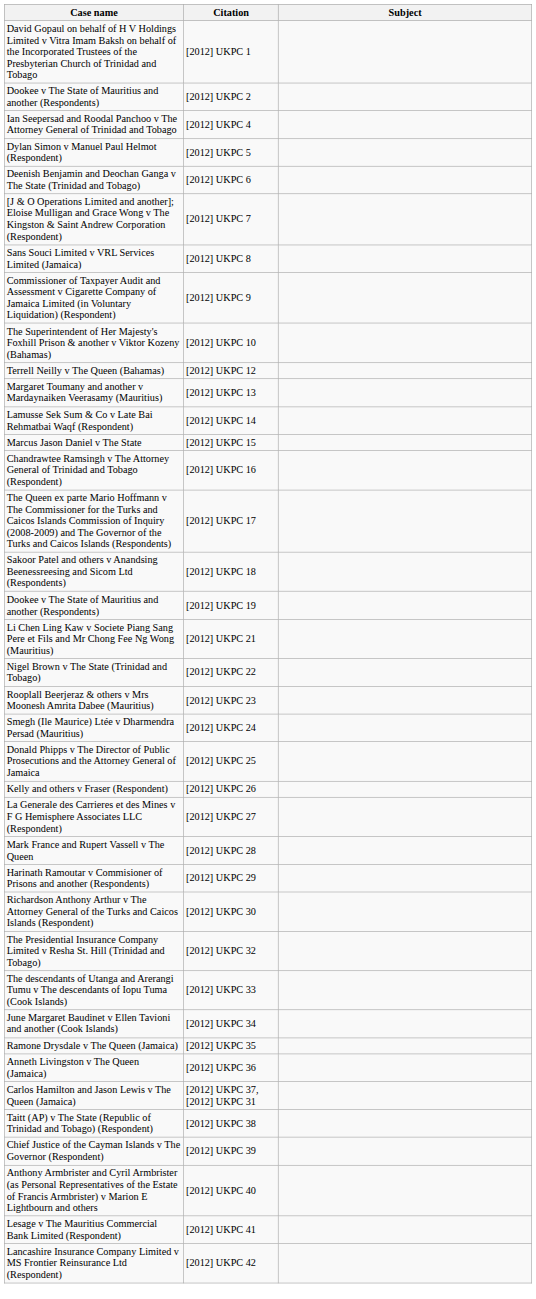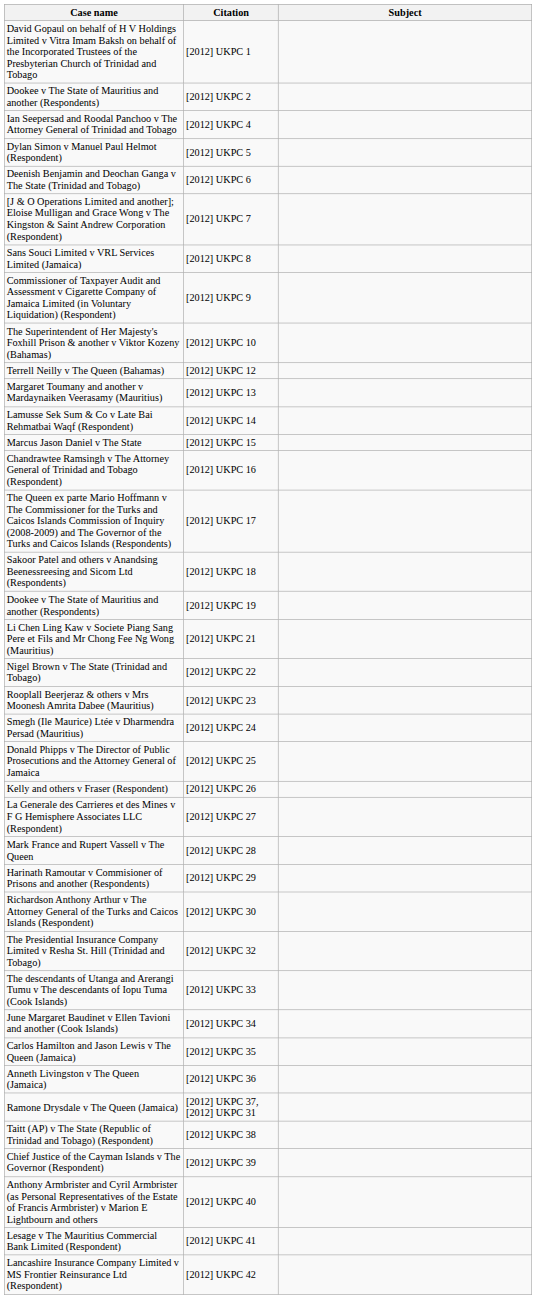(92, 1045) Ramone Drysdale v The Queen (Jamaica) -> (89, 1051) Carlos Hamilton and Jason Lewis v The Queen (Jamaica)
(89, 1095) Carlos Hamilton and Jason Lewis v The Queen (Jamaica) -> (92, 1107) Ramone Drysdale v The Queen (Jamaica)
